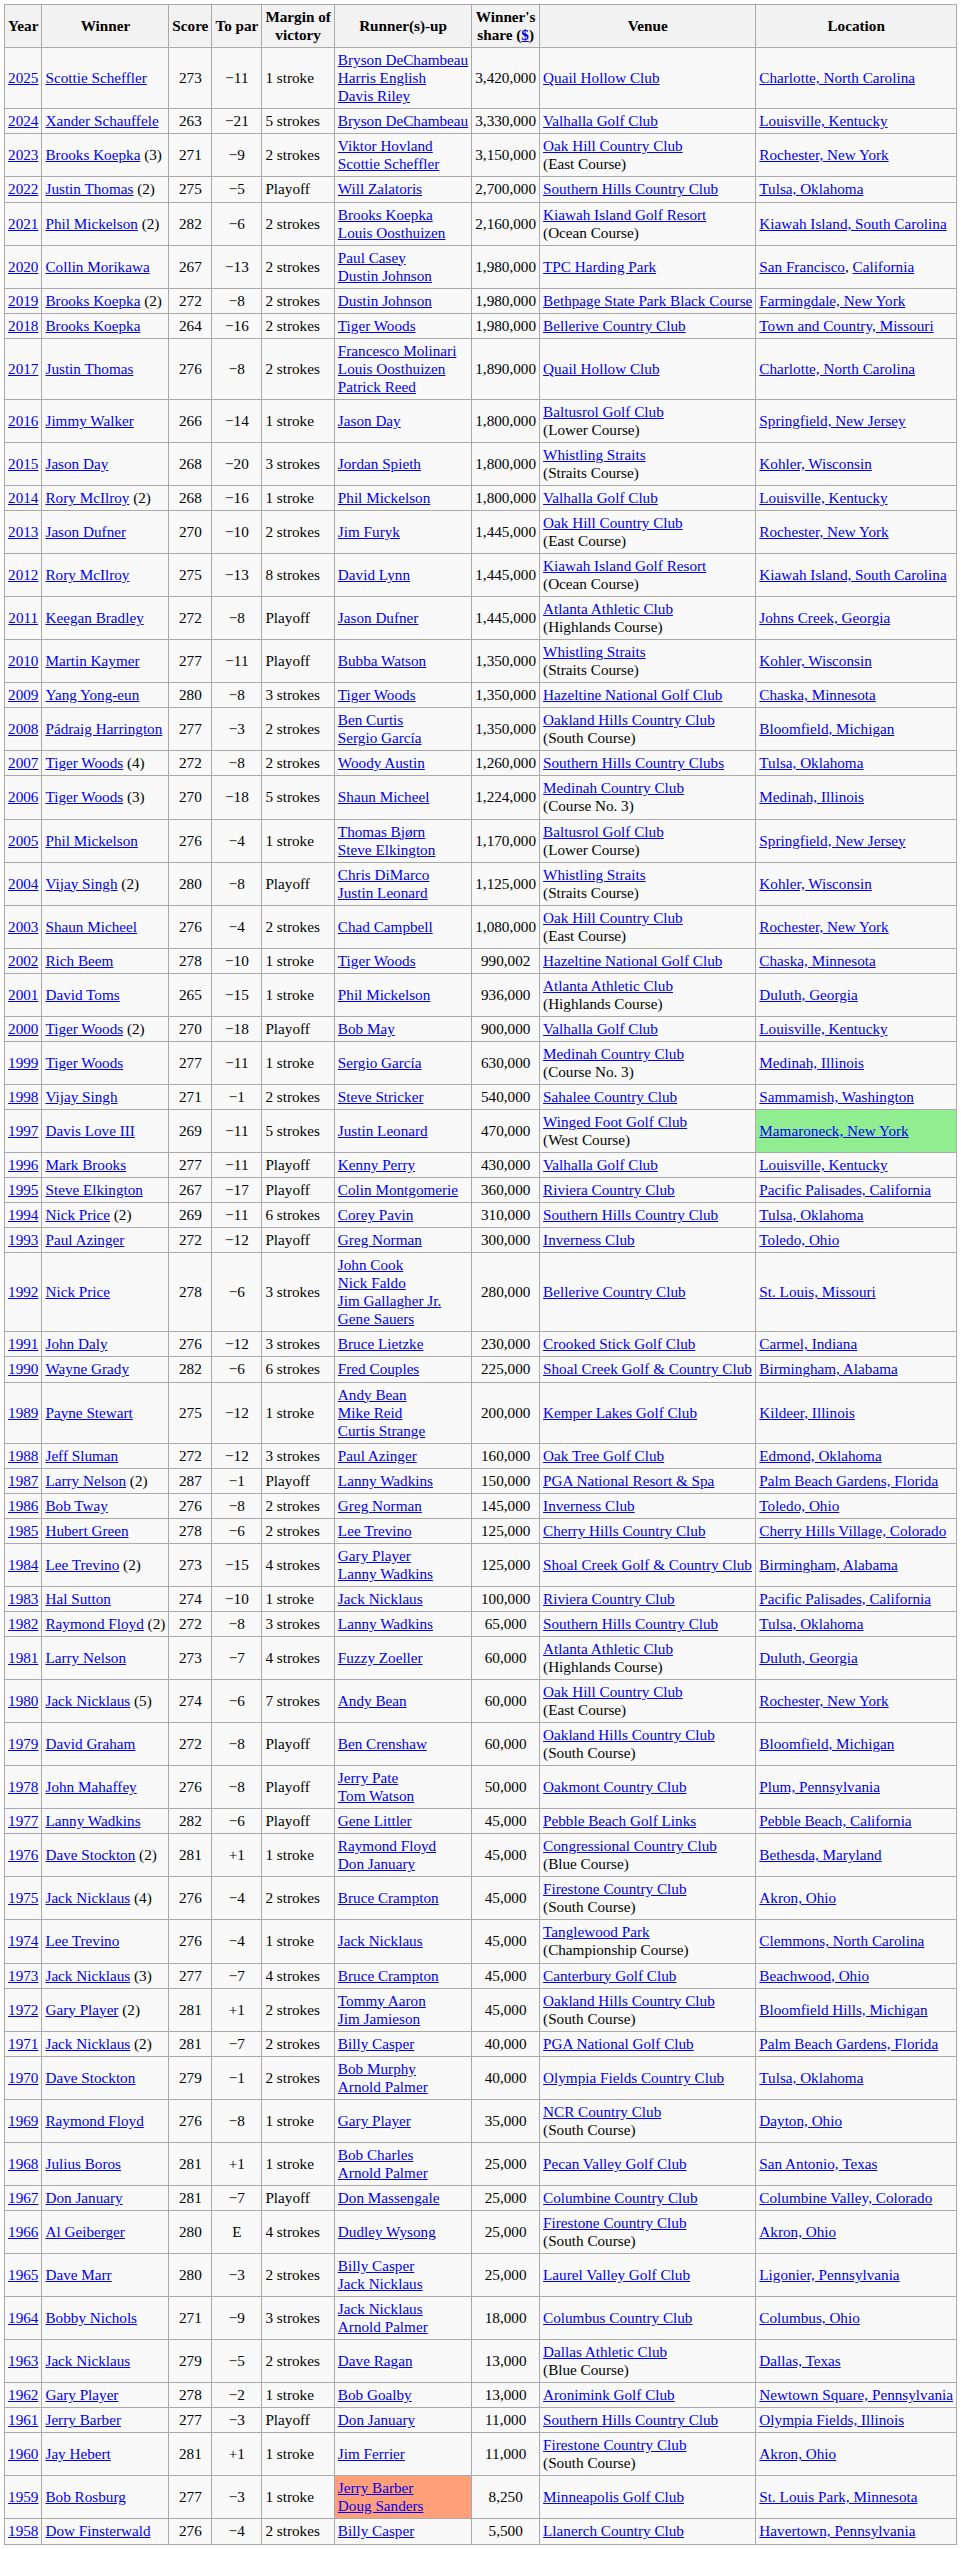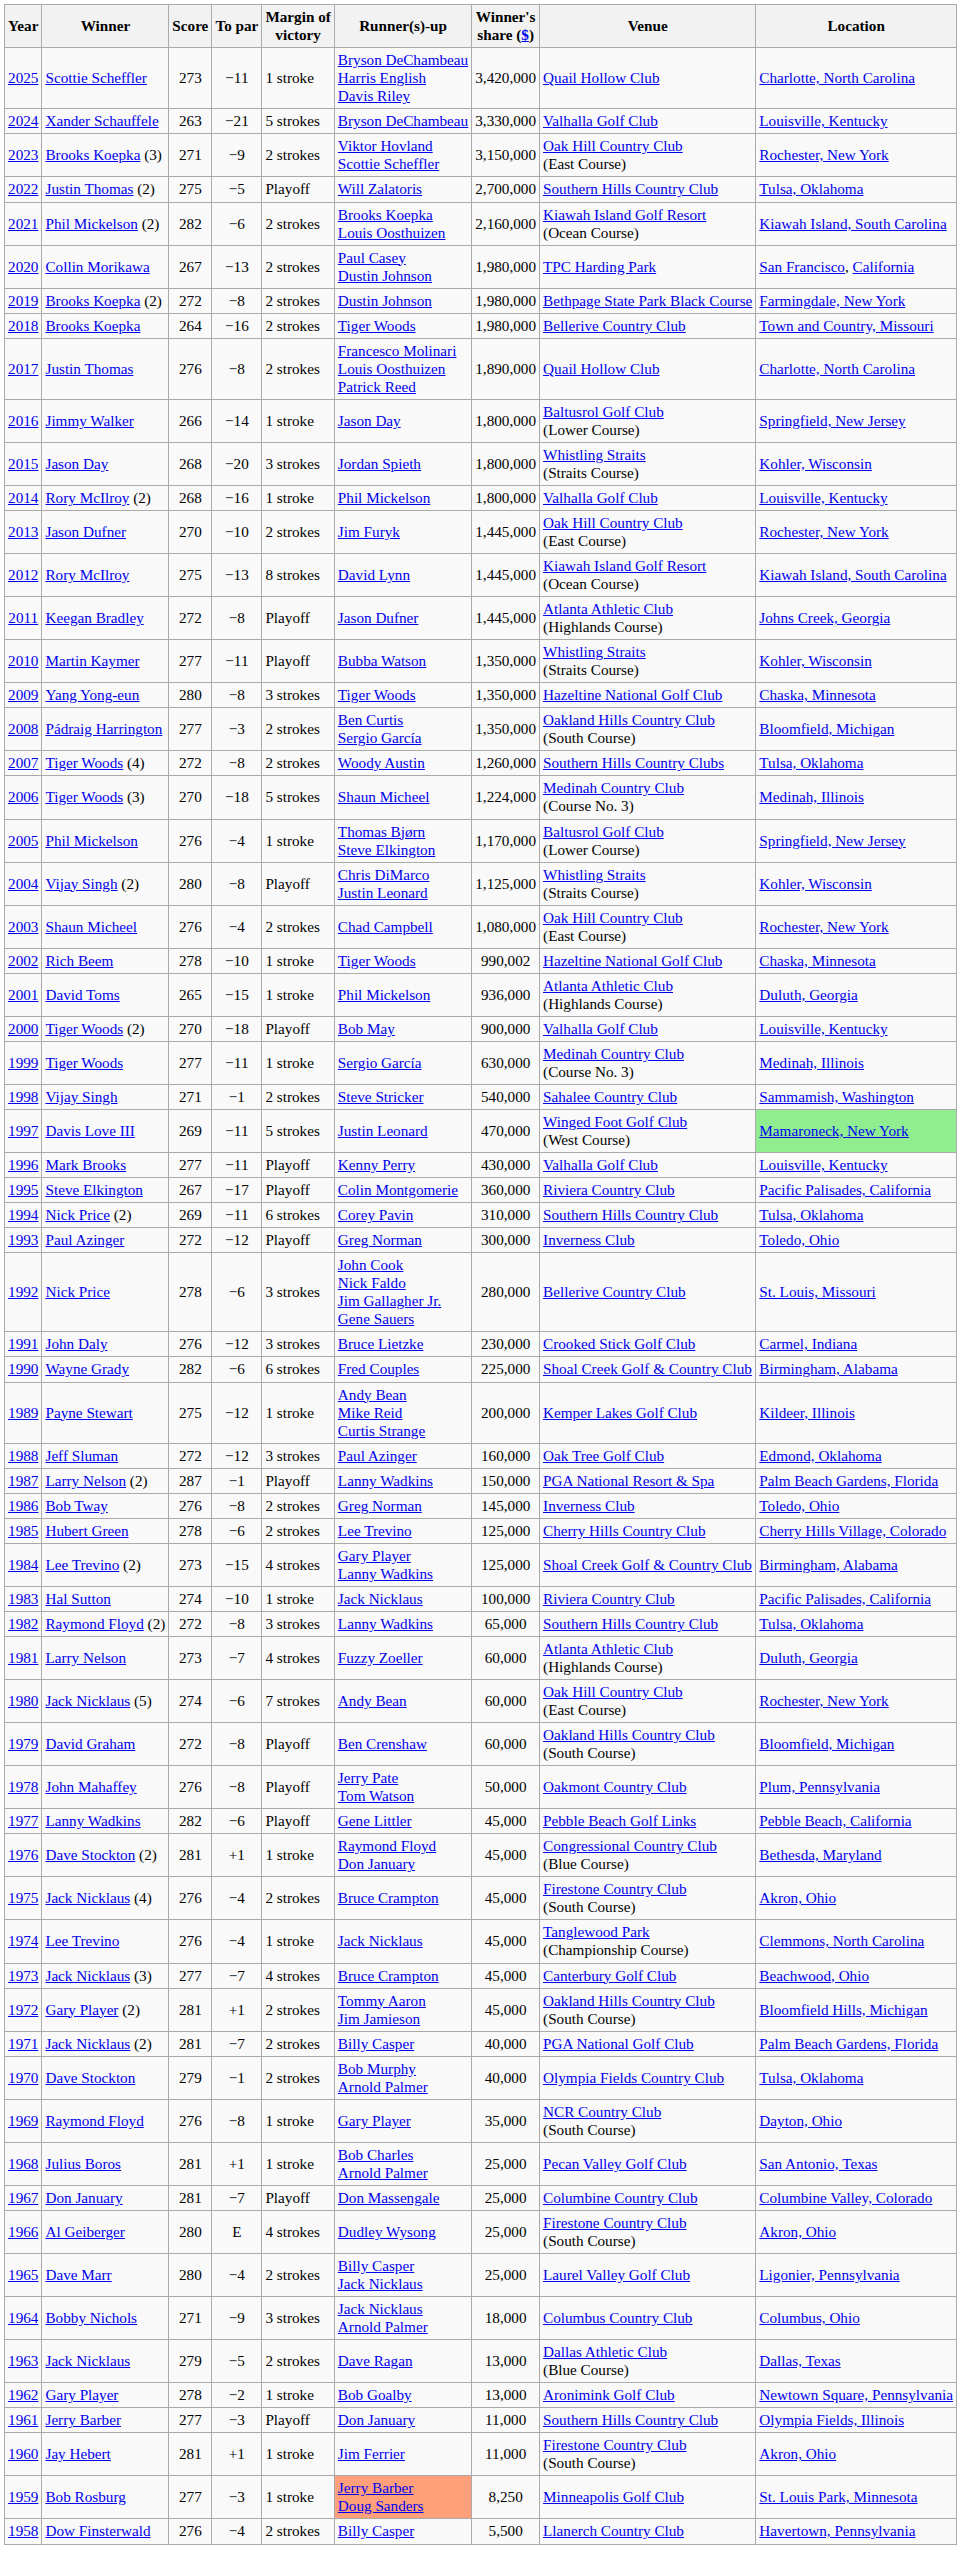(237, 2275) −3 -> (237, 2275) −4
